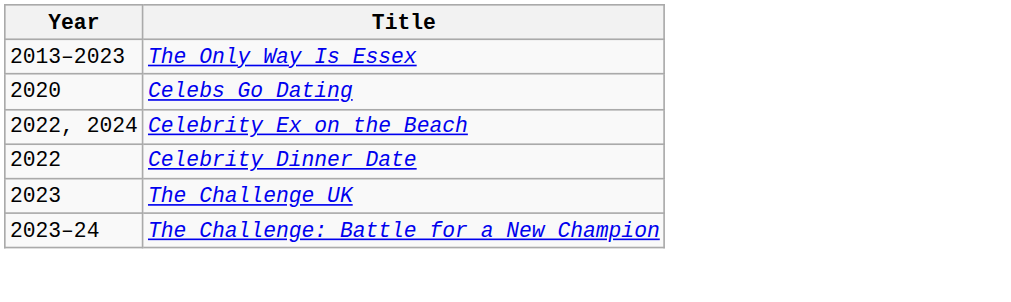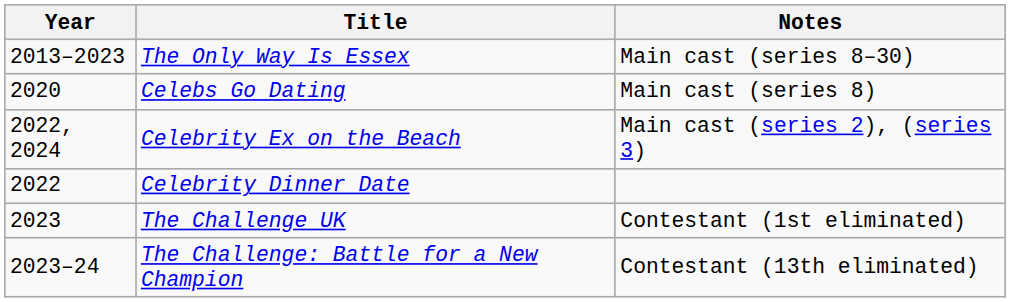+ column: (810, 22)
